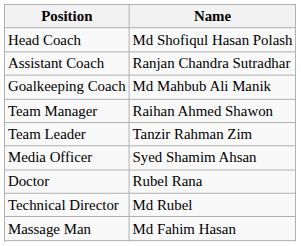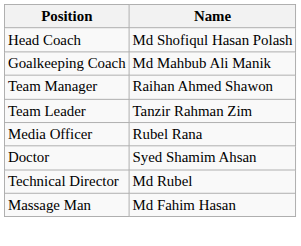- row: (56, 63)
(195, 157) Syed Shamim Ahsan -> (167, 134) Rubel Rana
(167, 181) Rubel Rana -> (195, 157) Syed Shamim Ahsan
